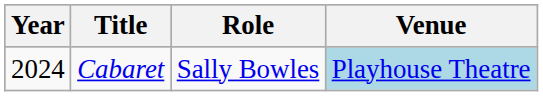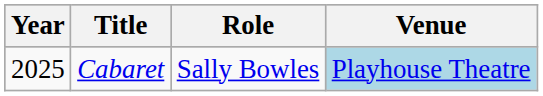(38, 68) 2024 -> (38, 68) 2025
